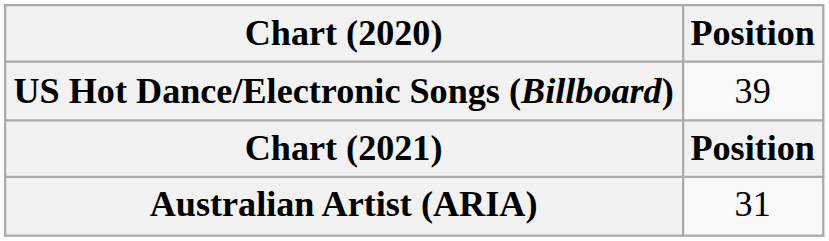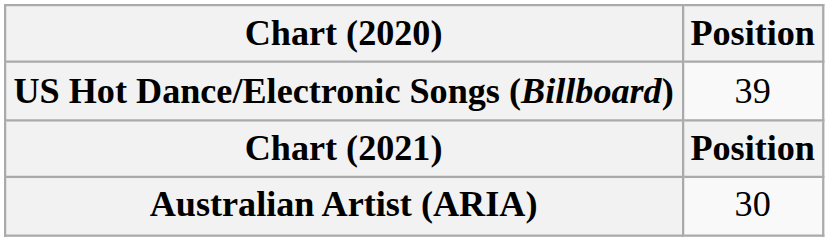(753, 205) 31 -> (753, 205) 30
